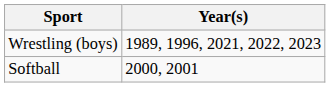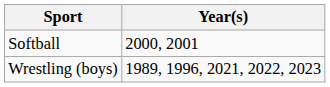rows swapped: (34, 69) <-> (63, 43)
